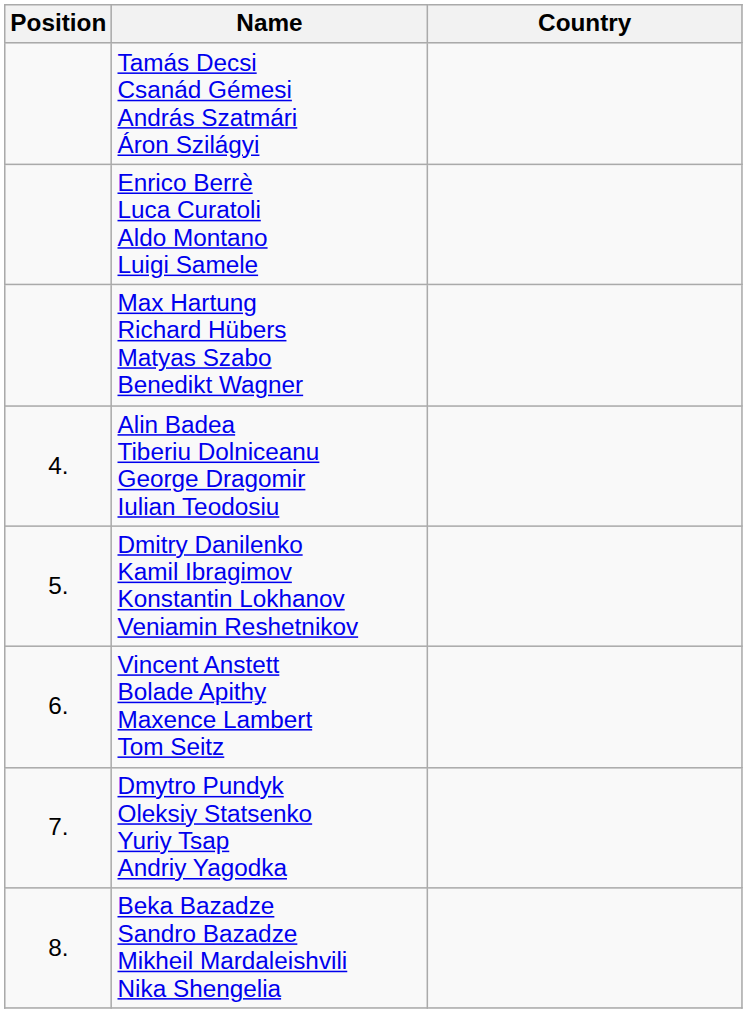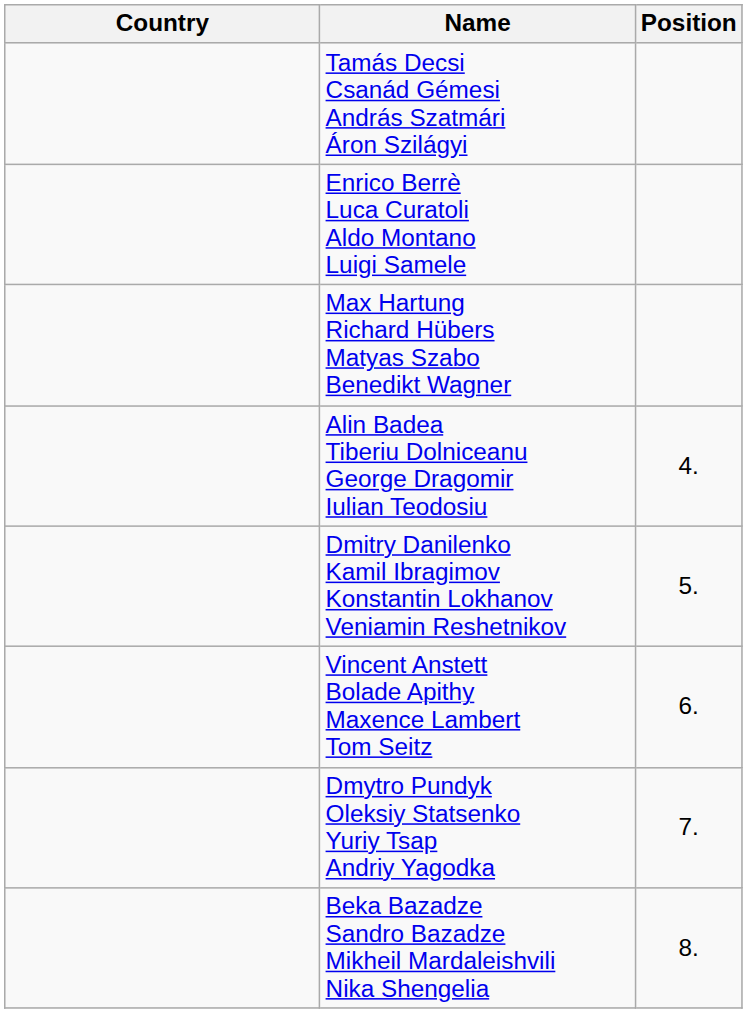columns swapped: (58, 23) <-> (585, 23)
